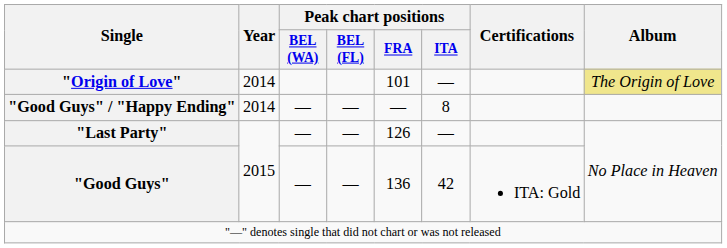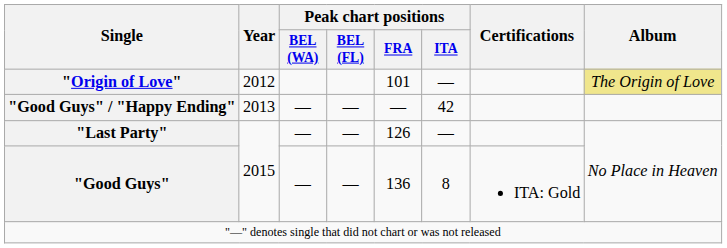(259, 81) 2014 -> (259, 81) 2012
(259, 107) 2014 -> (259, 107) 2013
(446, 107) 8 -> (446, 107) 42
(446, 183) 42 -> (446, 183) 8
